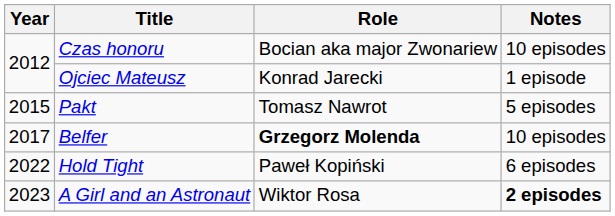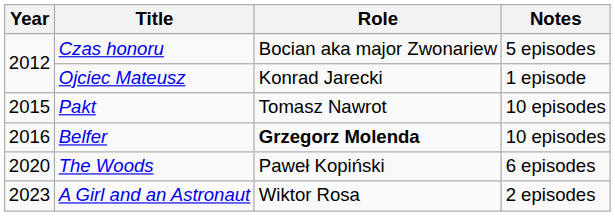(556, 48) 10 episodes -> (551, 48) 5 episodes
(551, 107) 5 episodes -> (556, 107) 10 episodes
(30, 136) 2017 -> (30, 136) 2016
+ row: (106, 166)
- row: (101, 166)
(554, 195) bold -> (551, 195) normal
